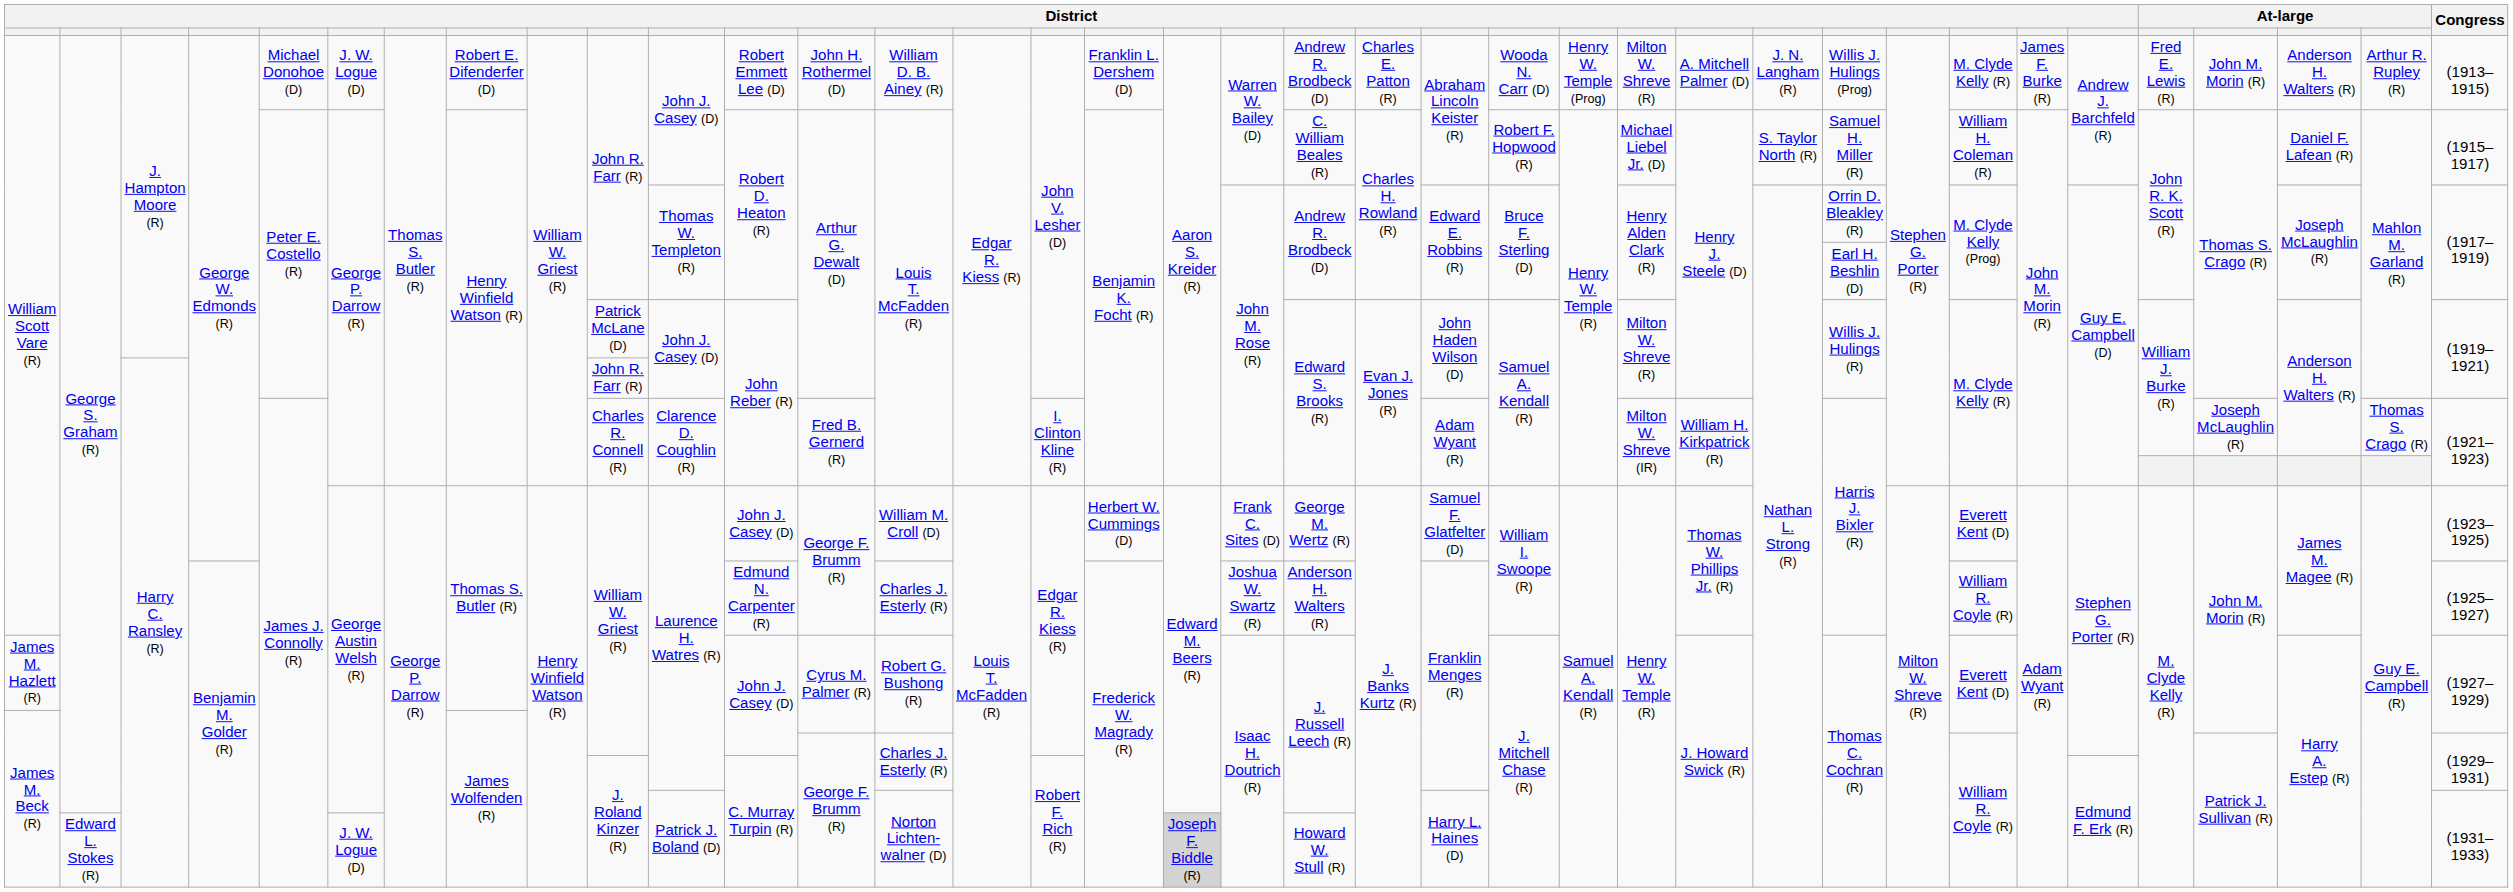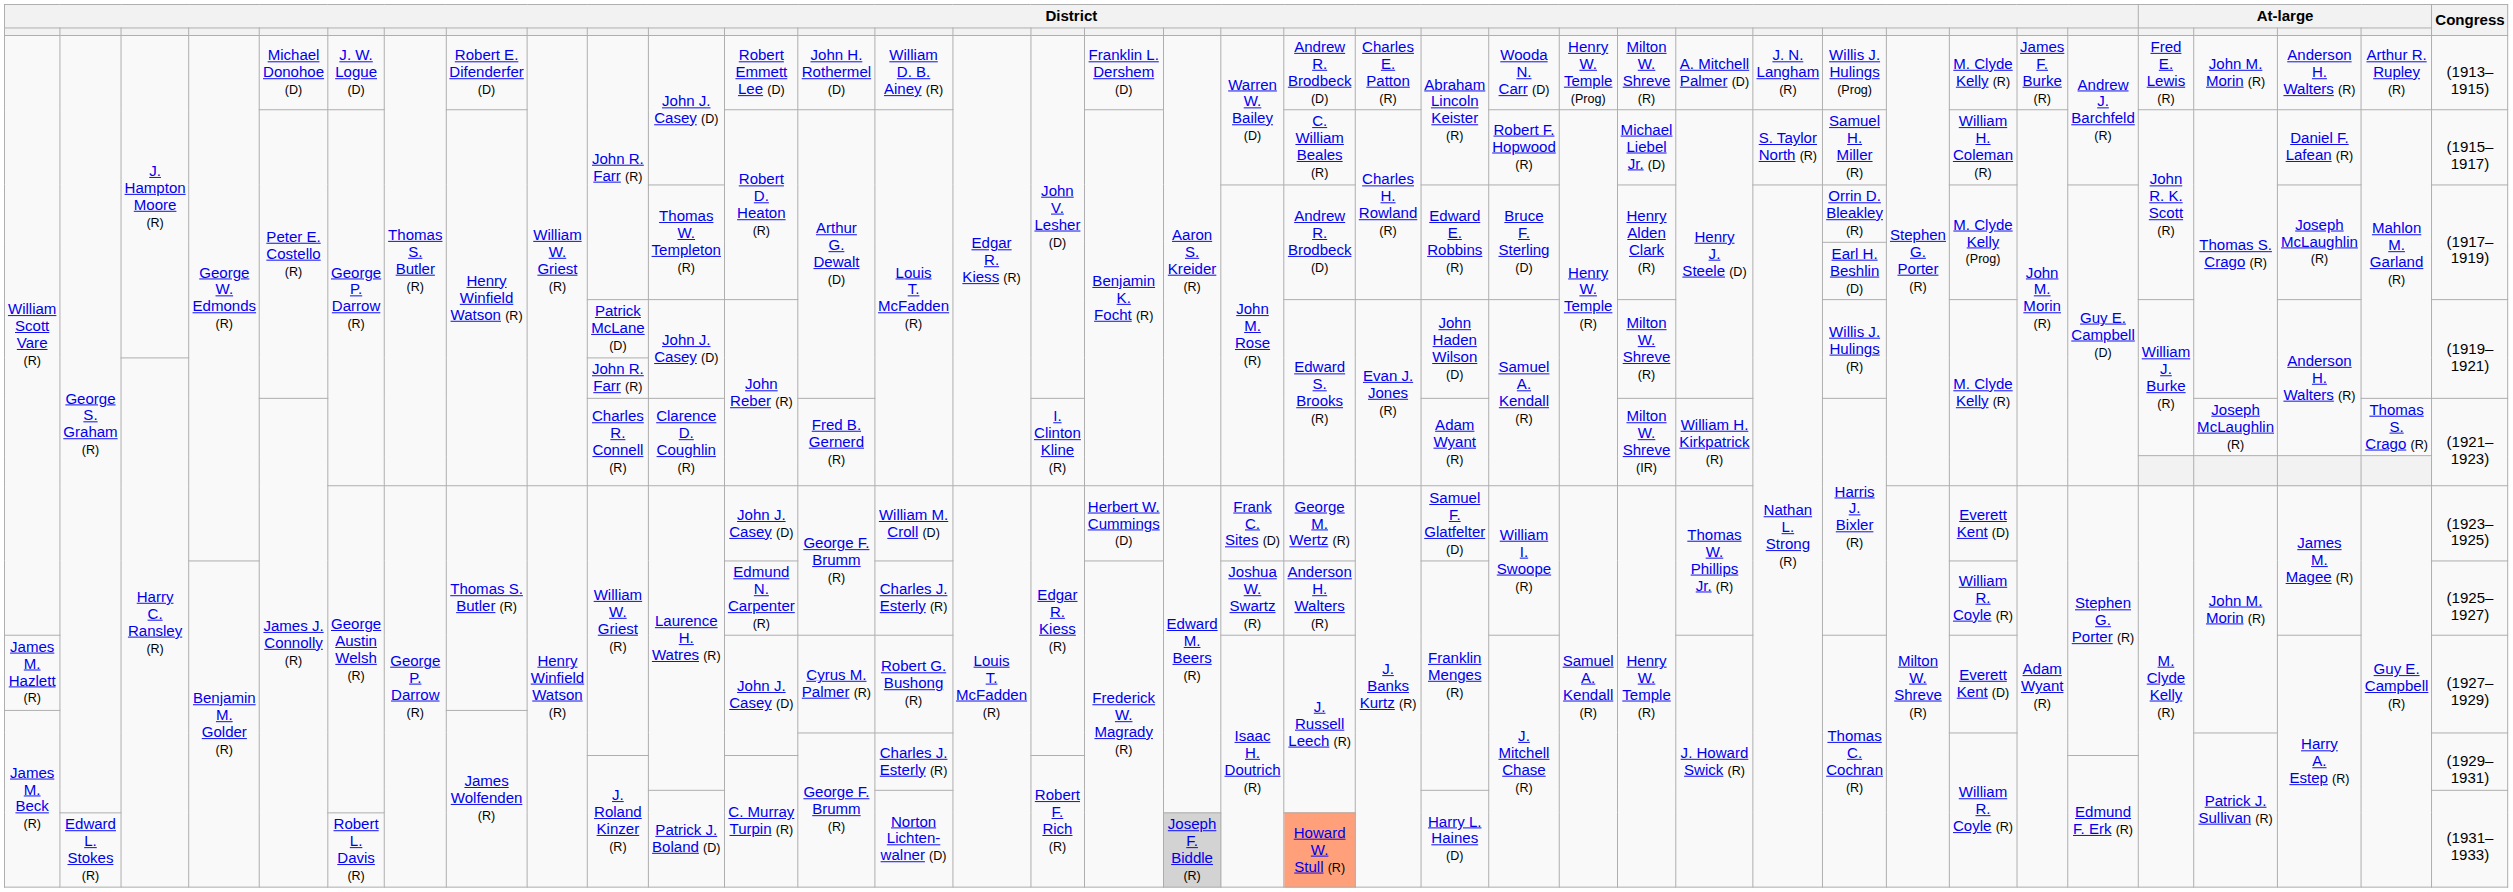(356, 850) J. W. Logue (D) -> (356, 850) Robert L. Davis (R)
(1320, 850) no background -> (1320, 850) lightsalmon background
